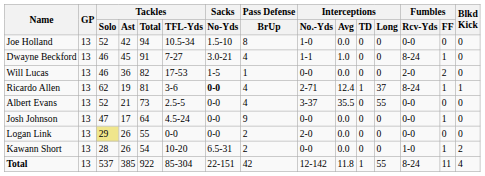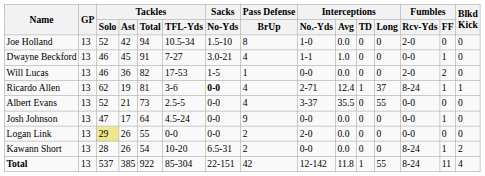(409, 42) 0-0 -> (409, 42) 2-0
(411, 57) 8-24 -> (409, 57) 0-0
(409, 149) 1-0 -> (411, 149) 8-24
